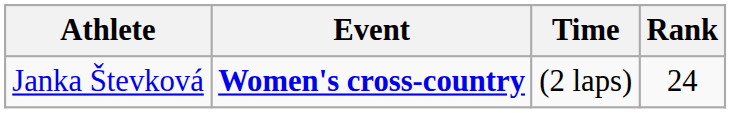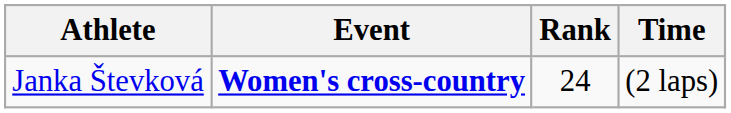columns swapped: (586, 30) <-> (682, 30)
